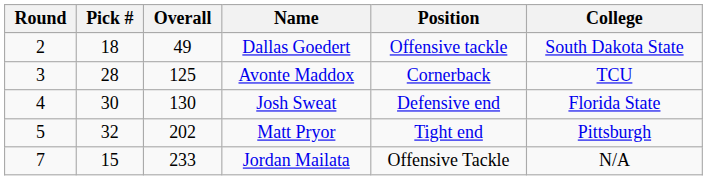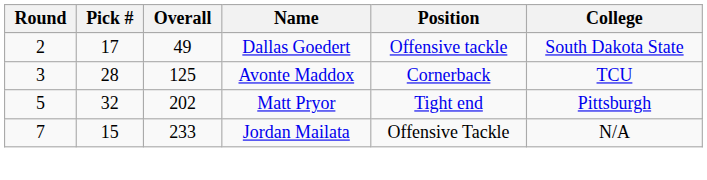(110, 47) 18 -> (110, 47) 17
- row: (296, 103)
